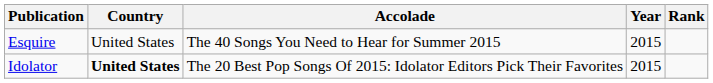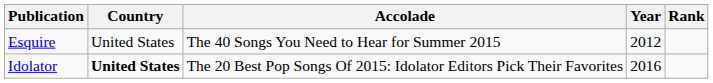(646, 41) 2015 -> (646, 41) 2012
(646, 66) 2015 -> (646, 66) 2016
